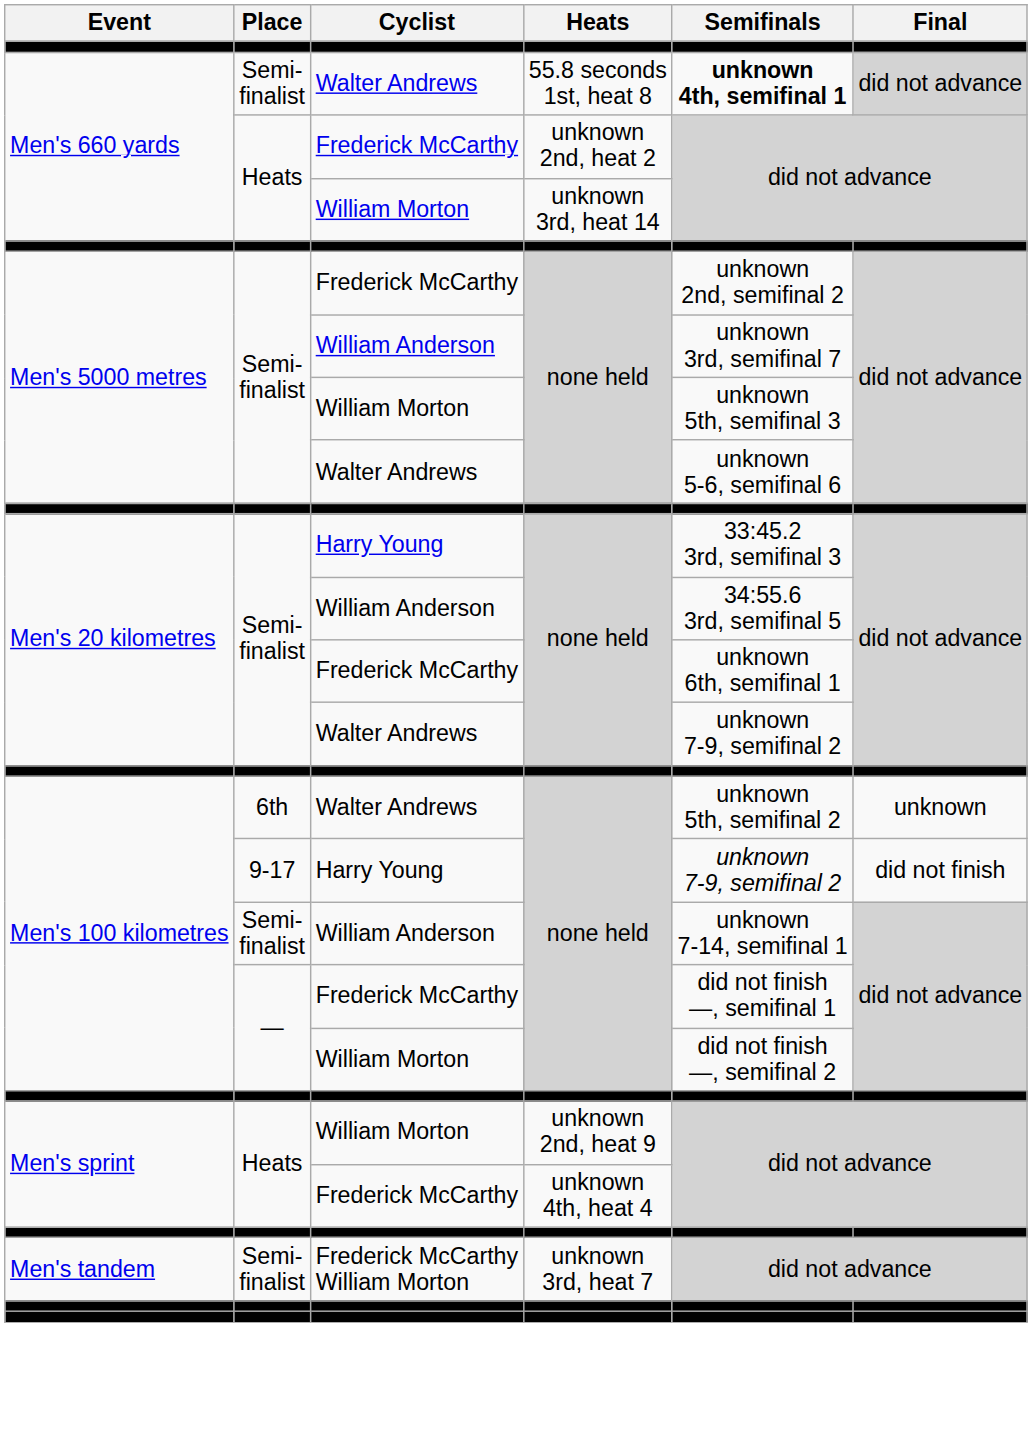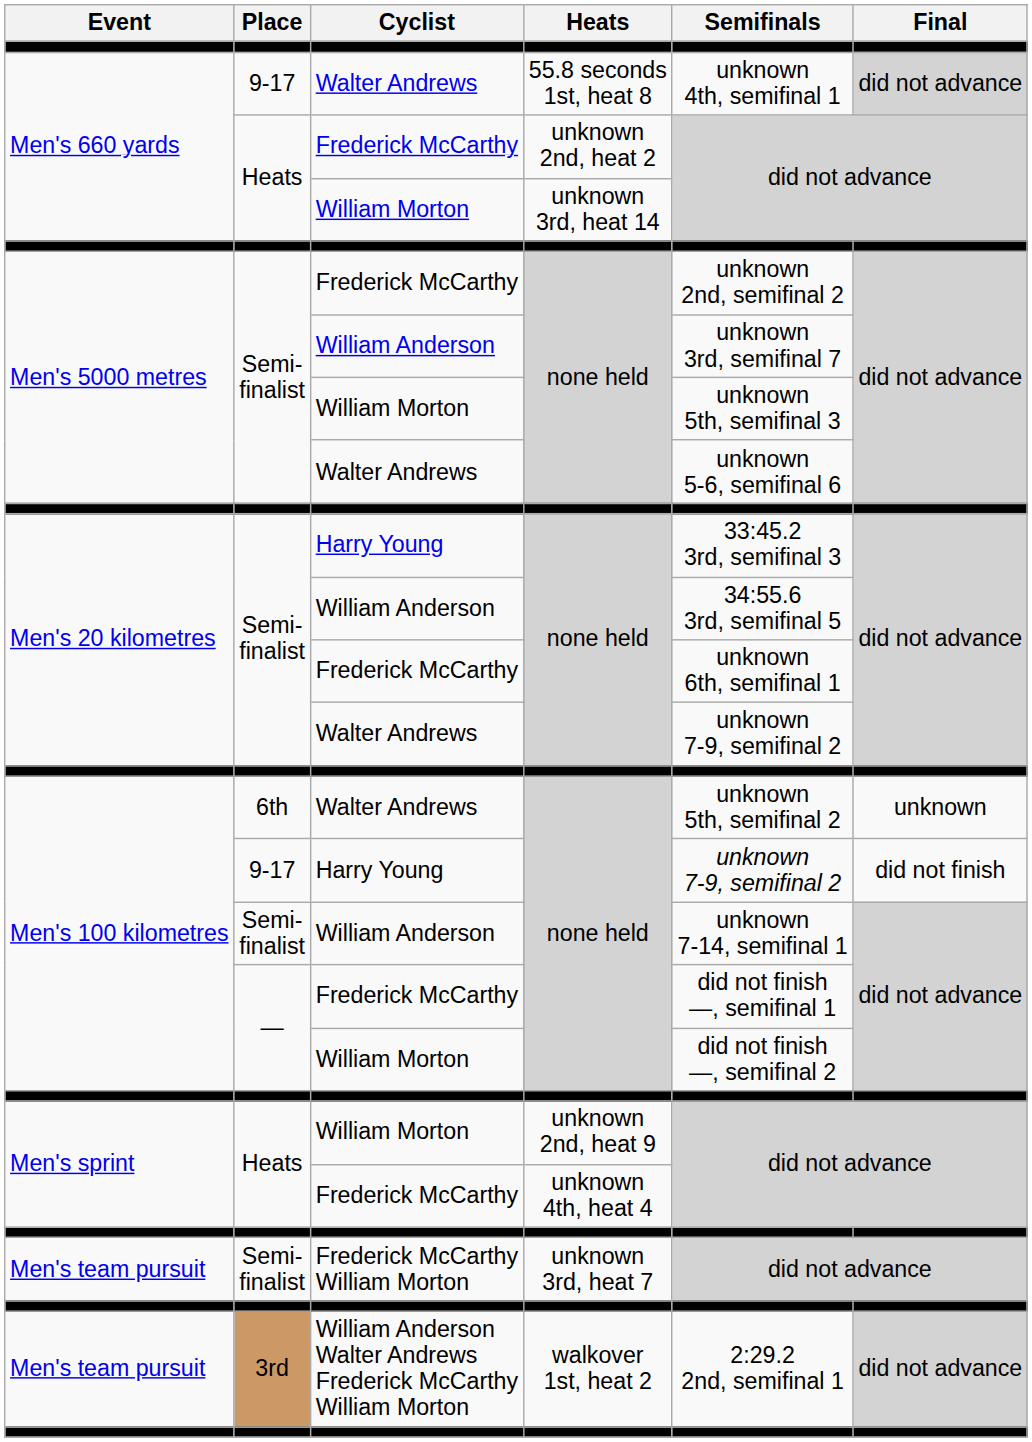(272, 83) Semi- finalist -> (272, 83) 9-17
(763, 83) bold -> (763, 83) normal
(83, 1268) Men's tandem -> (108, 1268) Men's team pursuit
+ row: (417, 1368)
